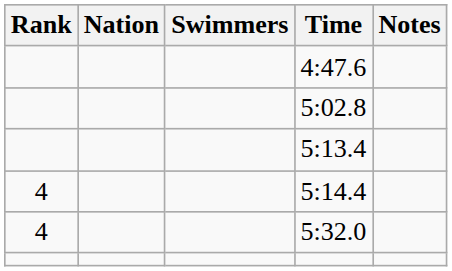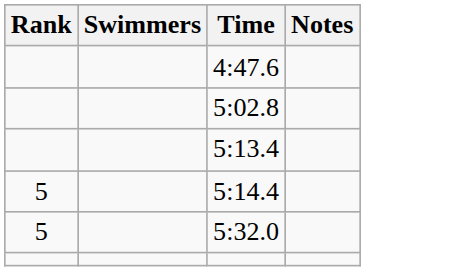- column: (121, 25)
(41, 190) 4 -> (41, 190) 5
(41, 231) 4 -> (41, 231) 5
